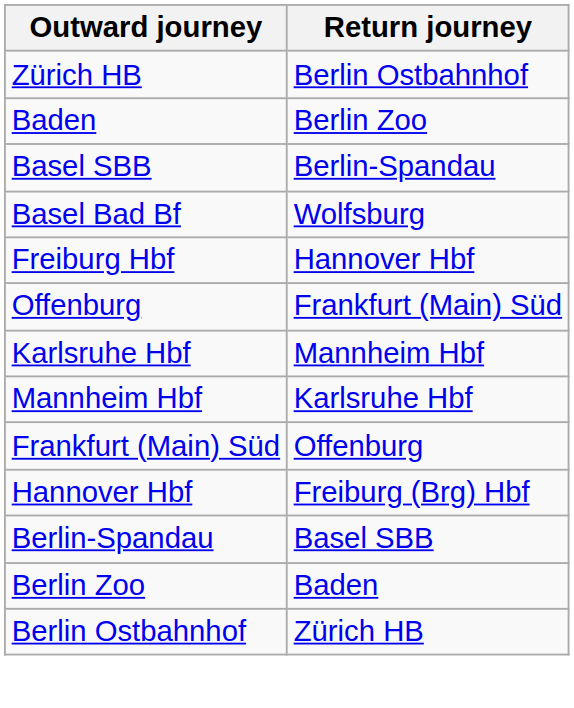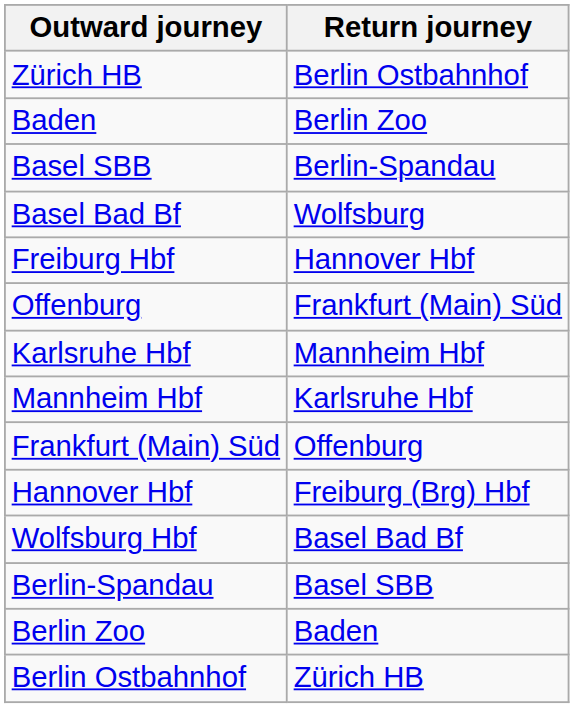+ row: (104, 538)
